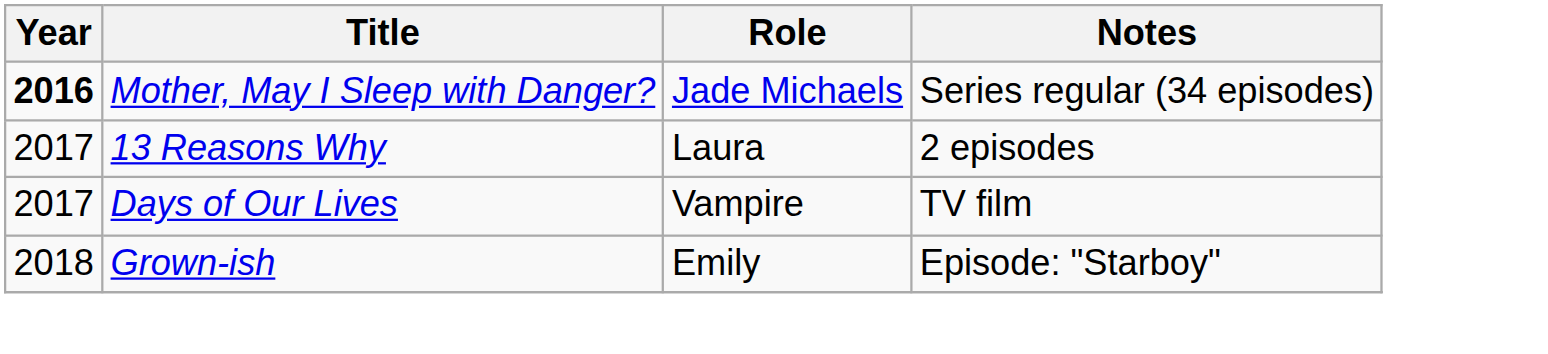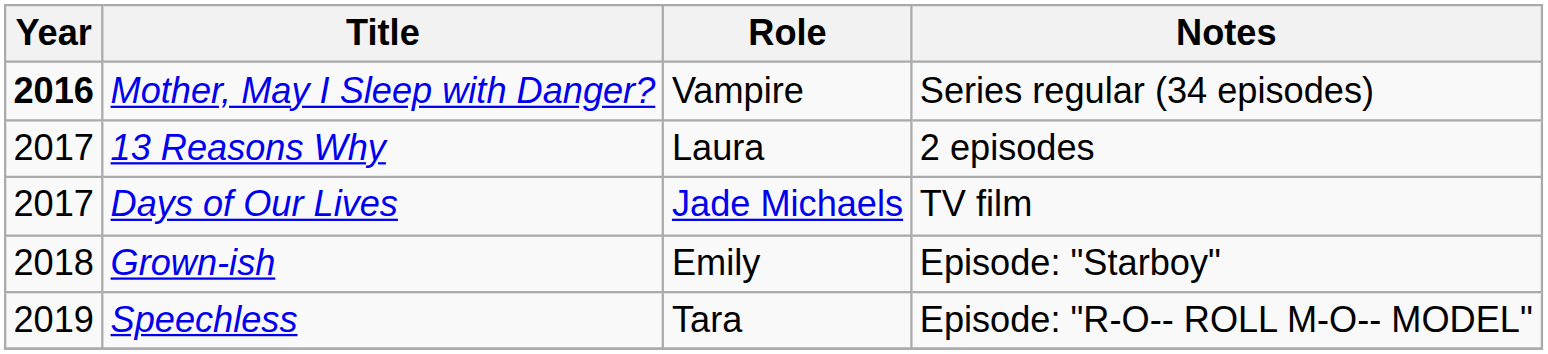(788, 90) Jade Michaels -> (738, 90) Vampire
(738, 205) Vampire -> (788, 205) Jade Michaels
+ row: (204, 319)
